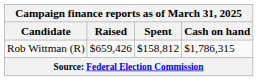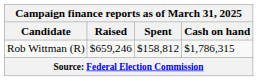(111, 48) $659,426 -> (111, 48) $659,246
